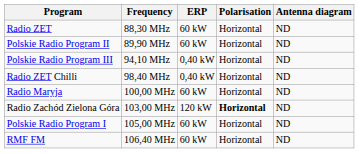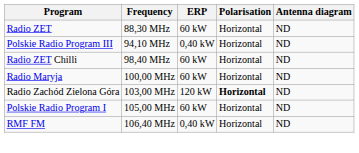- row: (58, 44)
(197, 76) 0,40 kW -> (193, 60) 60 kW
(193, 140) 60 kW -> (197, 124) 0,40 kW
